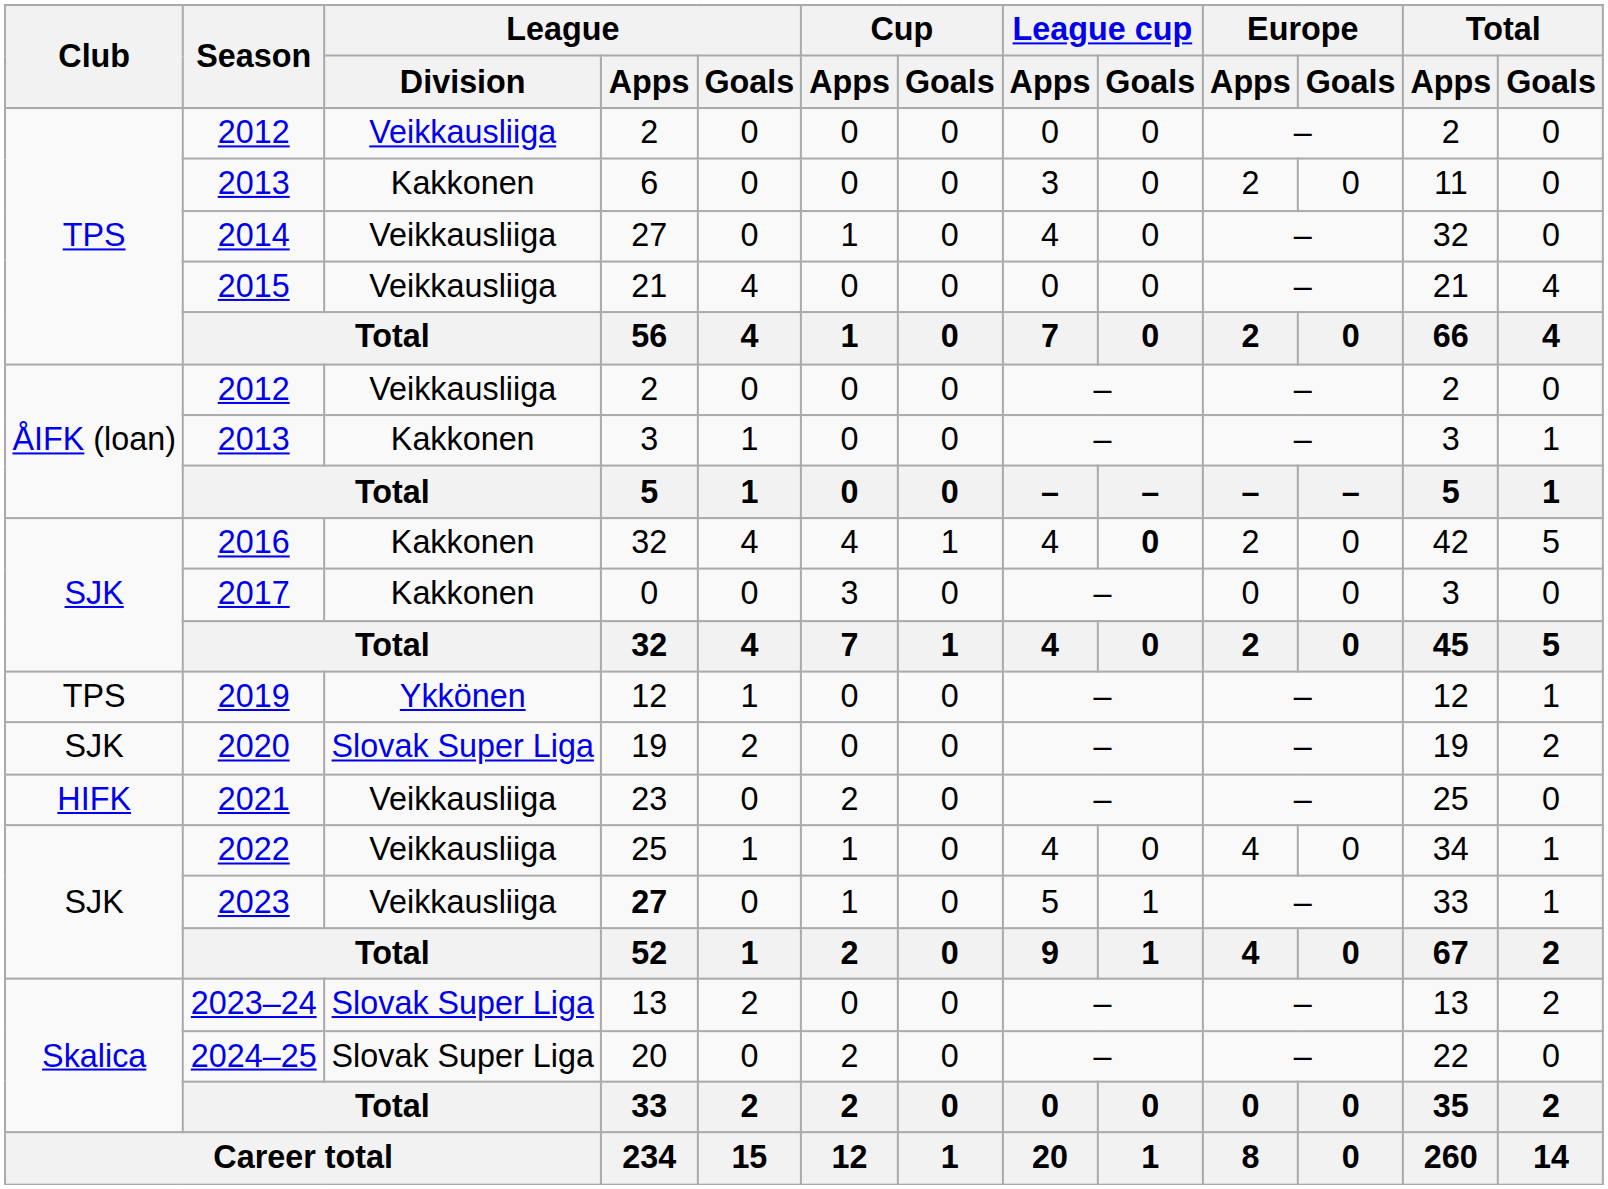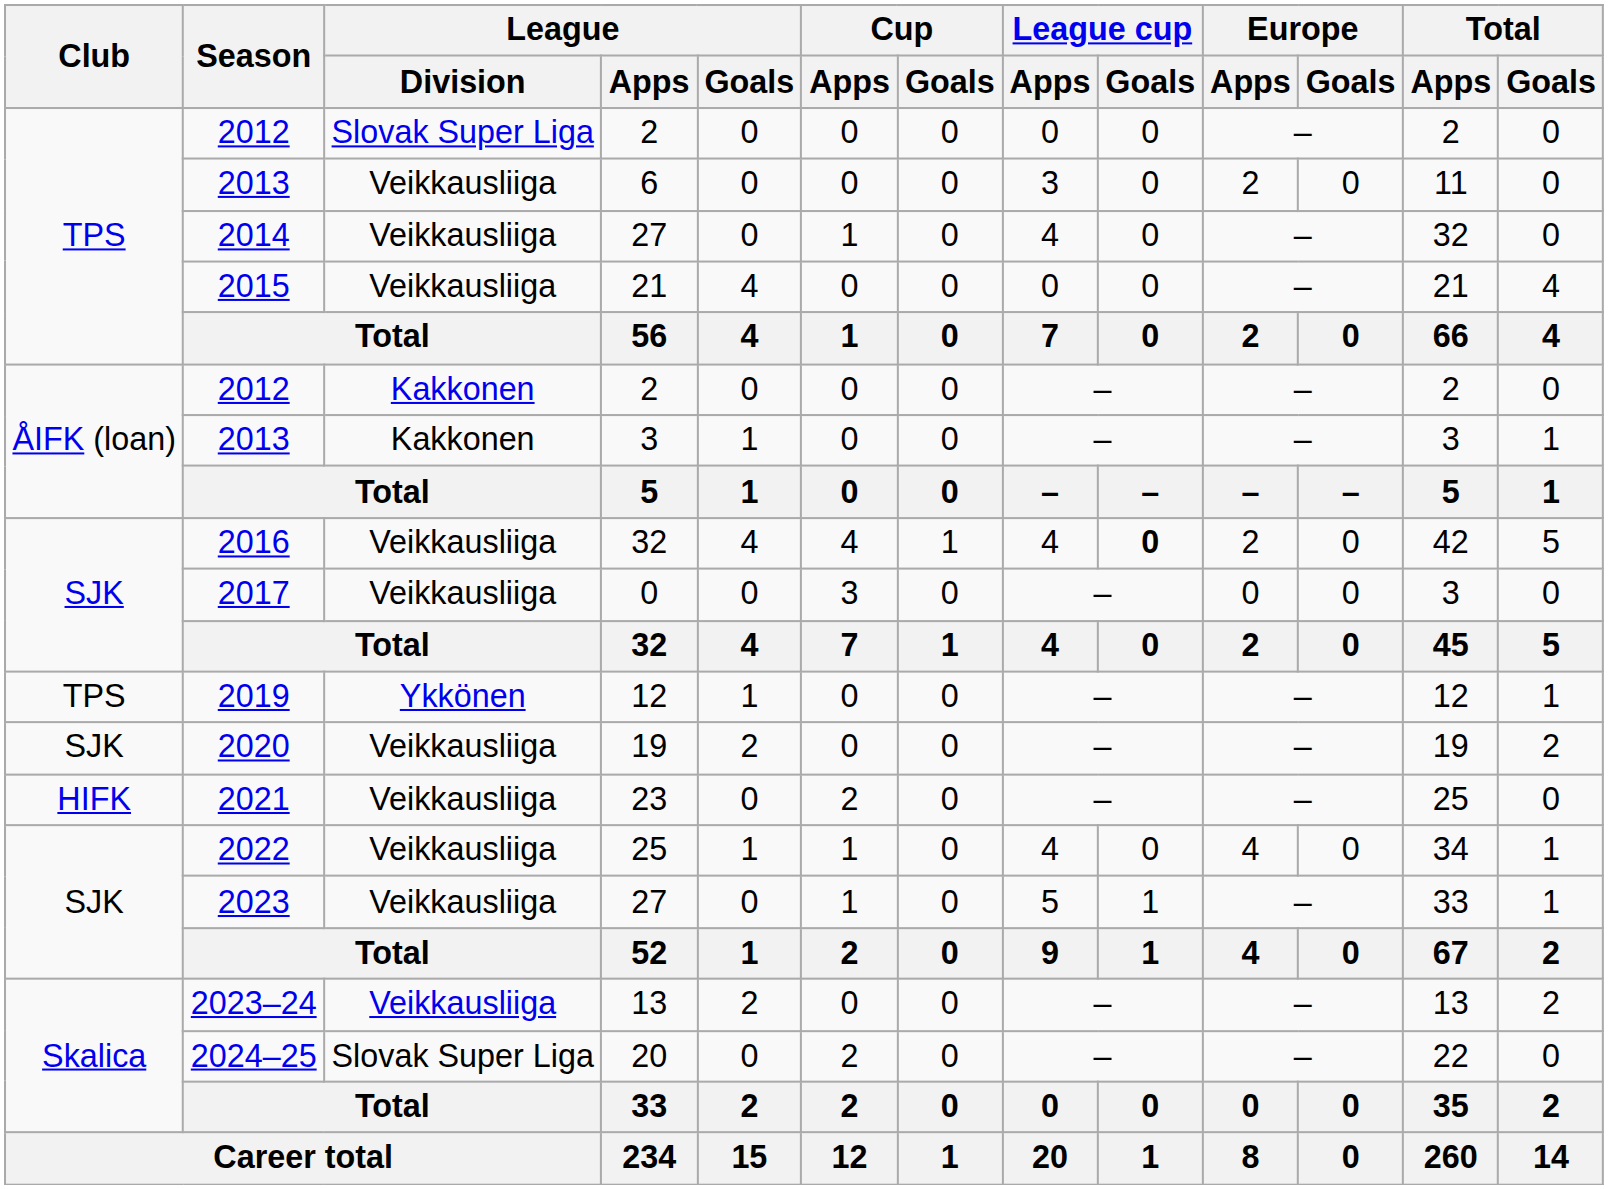(463, 132) Veikkausliiga -> (463, 132) Slovak Super Liga
(463, 183) Kakkonen -> (463, 183) Veikkausliiga
(463, 388) Veikkausliiga -> (463, 388) Kakkonen
(463, 542) Kakkonen -> (463, 542) Veikkausliiga
(463, 593) Kakkonen -> (463, 593) Veikkausliiga
(463, 747) Slovak Super Liga -> (463, 747) Veikkausliiga
(649, 901) bold -> (649, 901) normal
(463, 1004) Slovak Super Liga -> (463, 1004) Veikkausliiga
